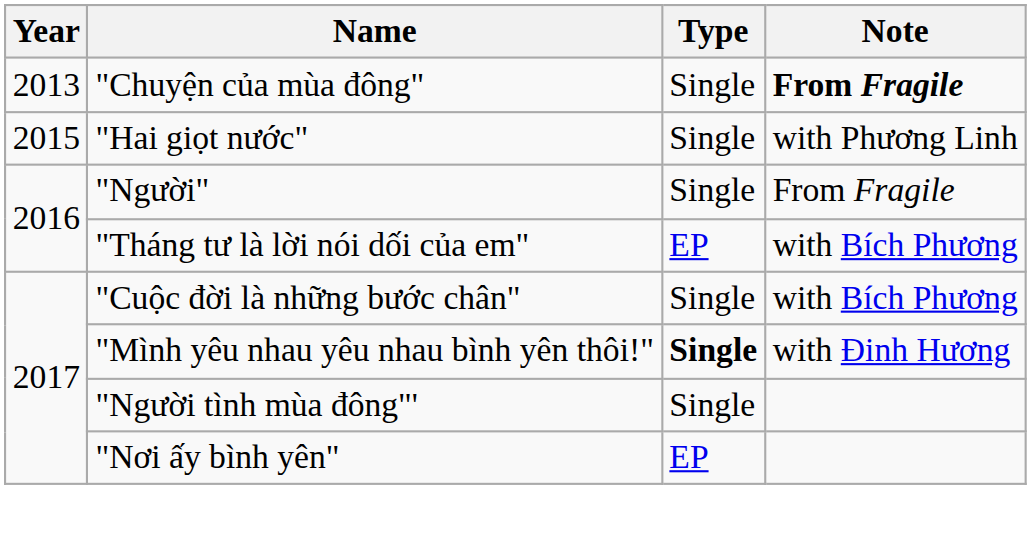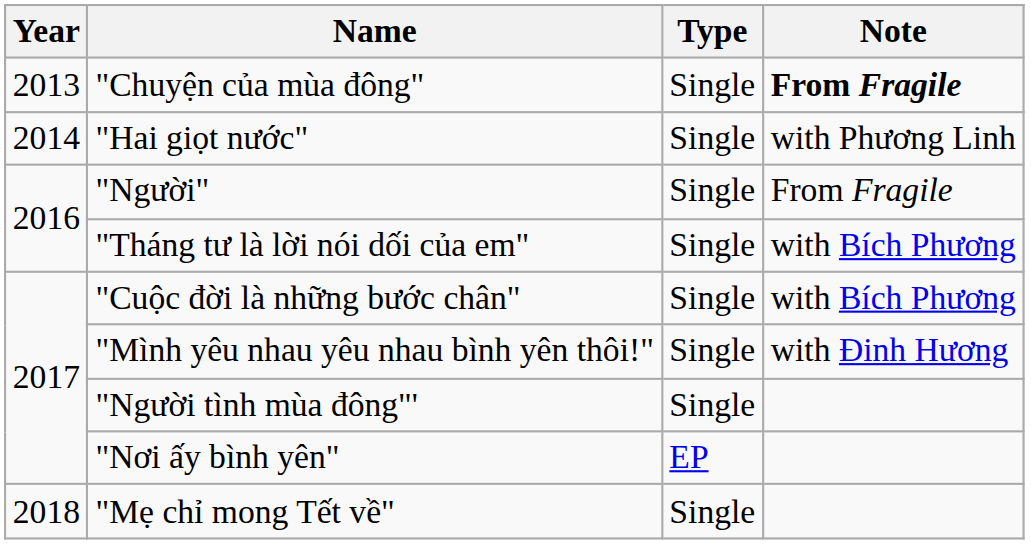(46, 137) 2015 -> (46, 137) 2014
(689, 244) EP -> (712, 244) Single
(713, 350) bold -> (712, 350) normal
+ row: (245, 510)
